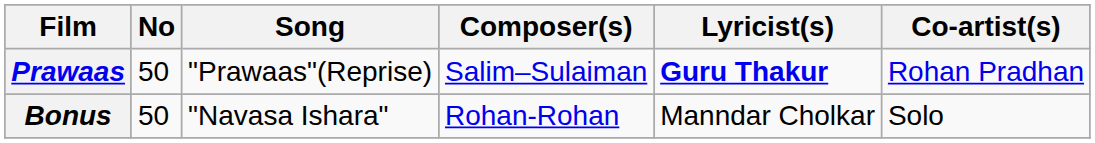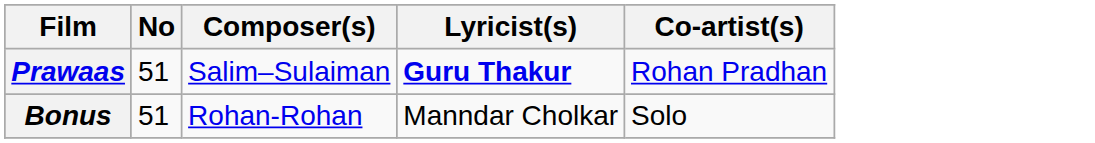- column: (310, 26)
(153, 71) 50 -> (153, 71) 51
(153, 115) 50 -> (153, 115) 51
